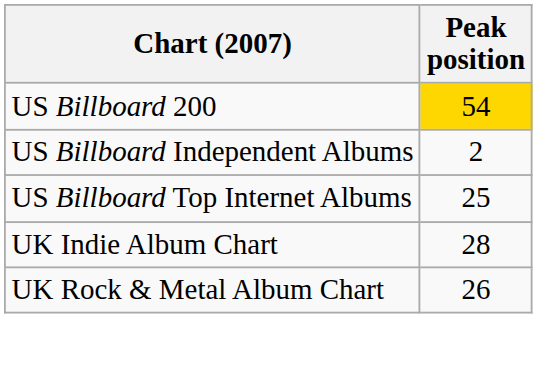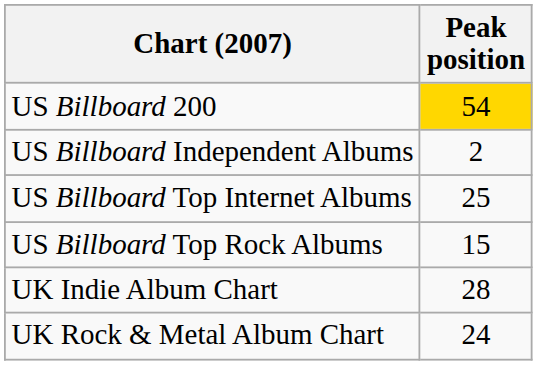+ row: (197, 243)
(476, 289) 26 -> (476, 335) 24
